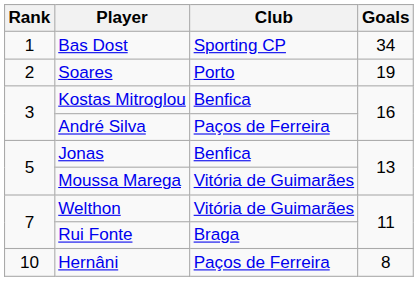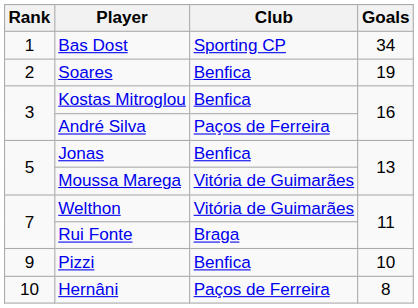(214, 72) Porto -> (222, 72) Benfica
+ row: (76, 262)
